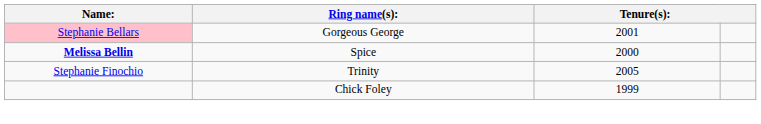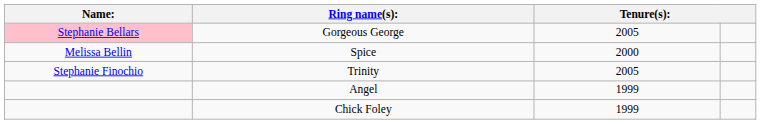(627, 32) 2001 -> (627, 32) 2005
(98, 51) bold -> (98, 51) normal
+ row: (363, 89)
